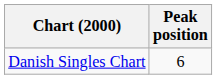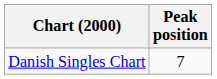(180, 61) 6 -> (180, 61) 7
